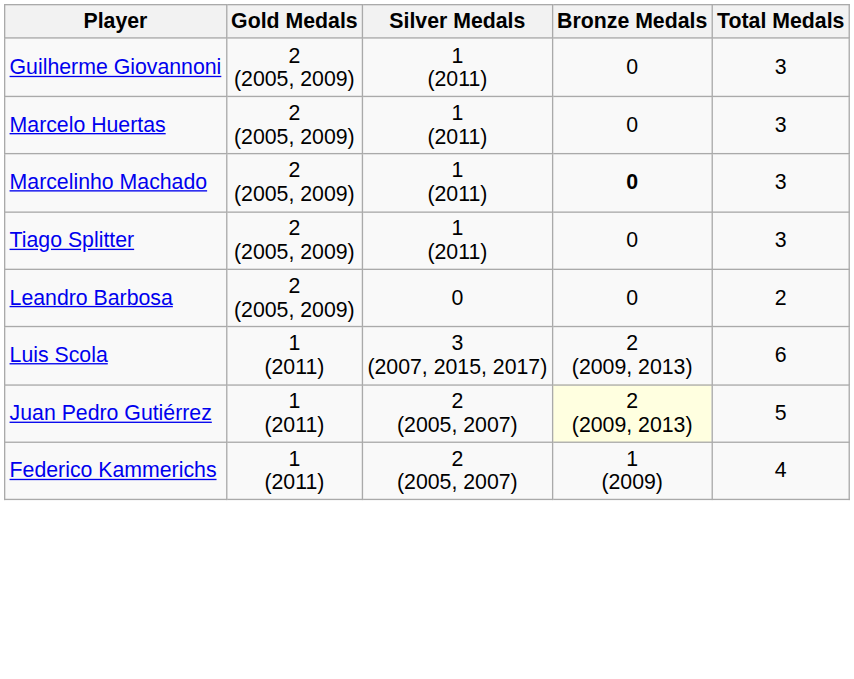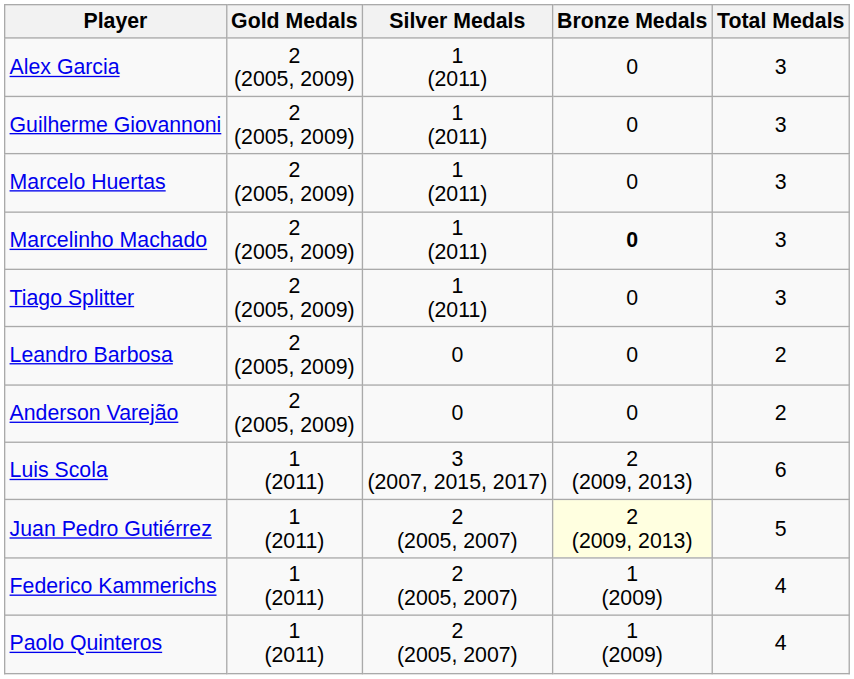+ row: (65, 67)
+ row: (94, 413)
+ row: (86, 643)
